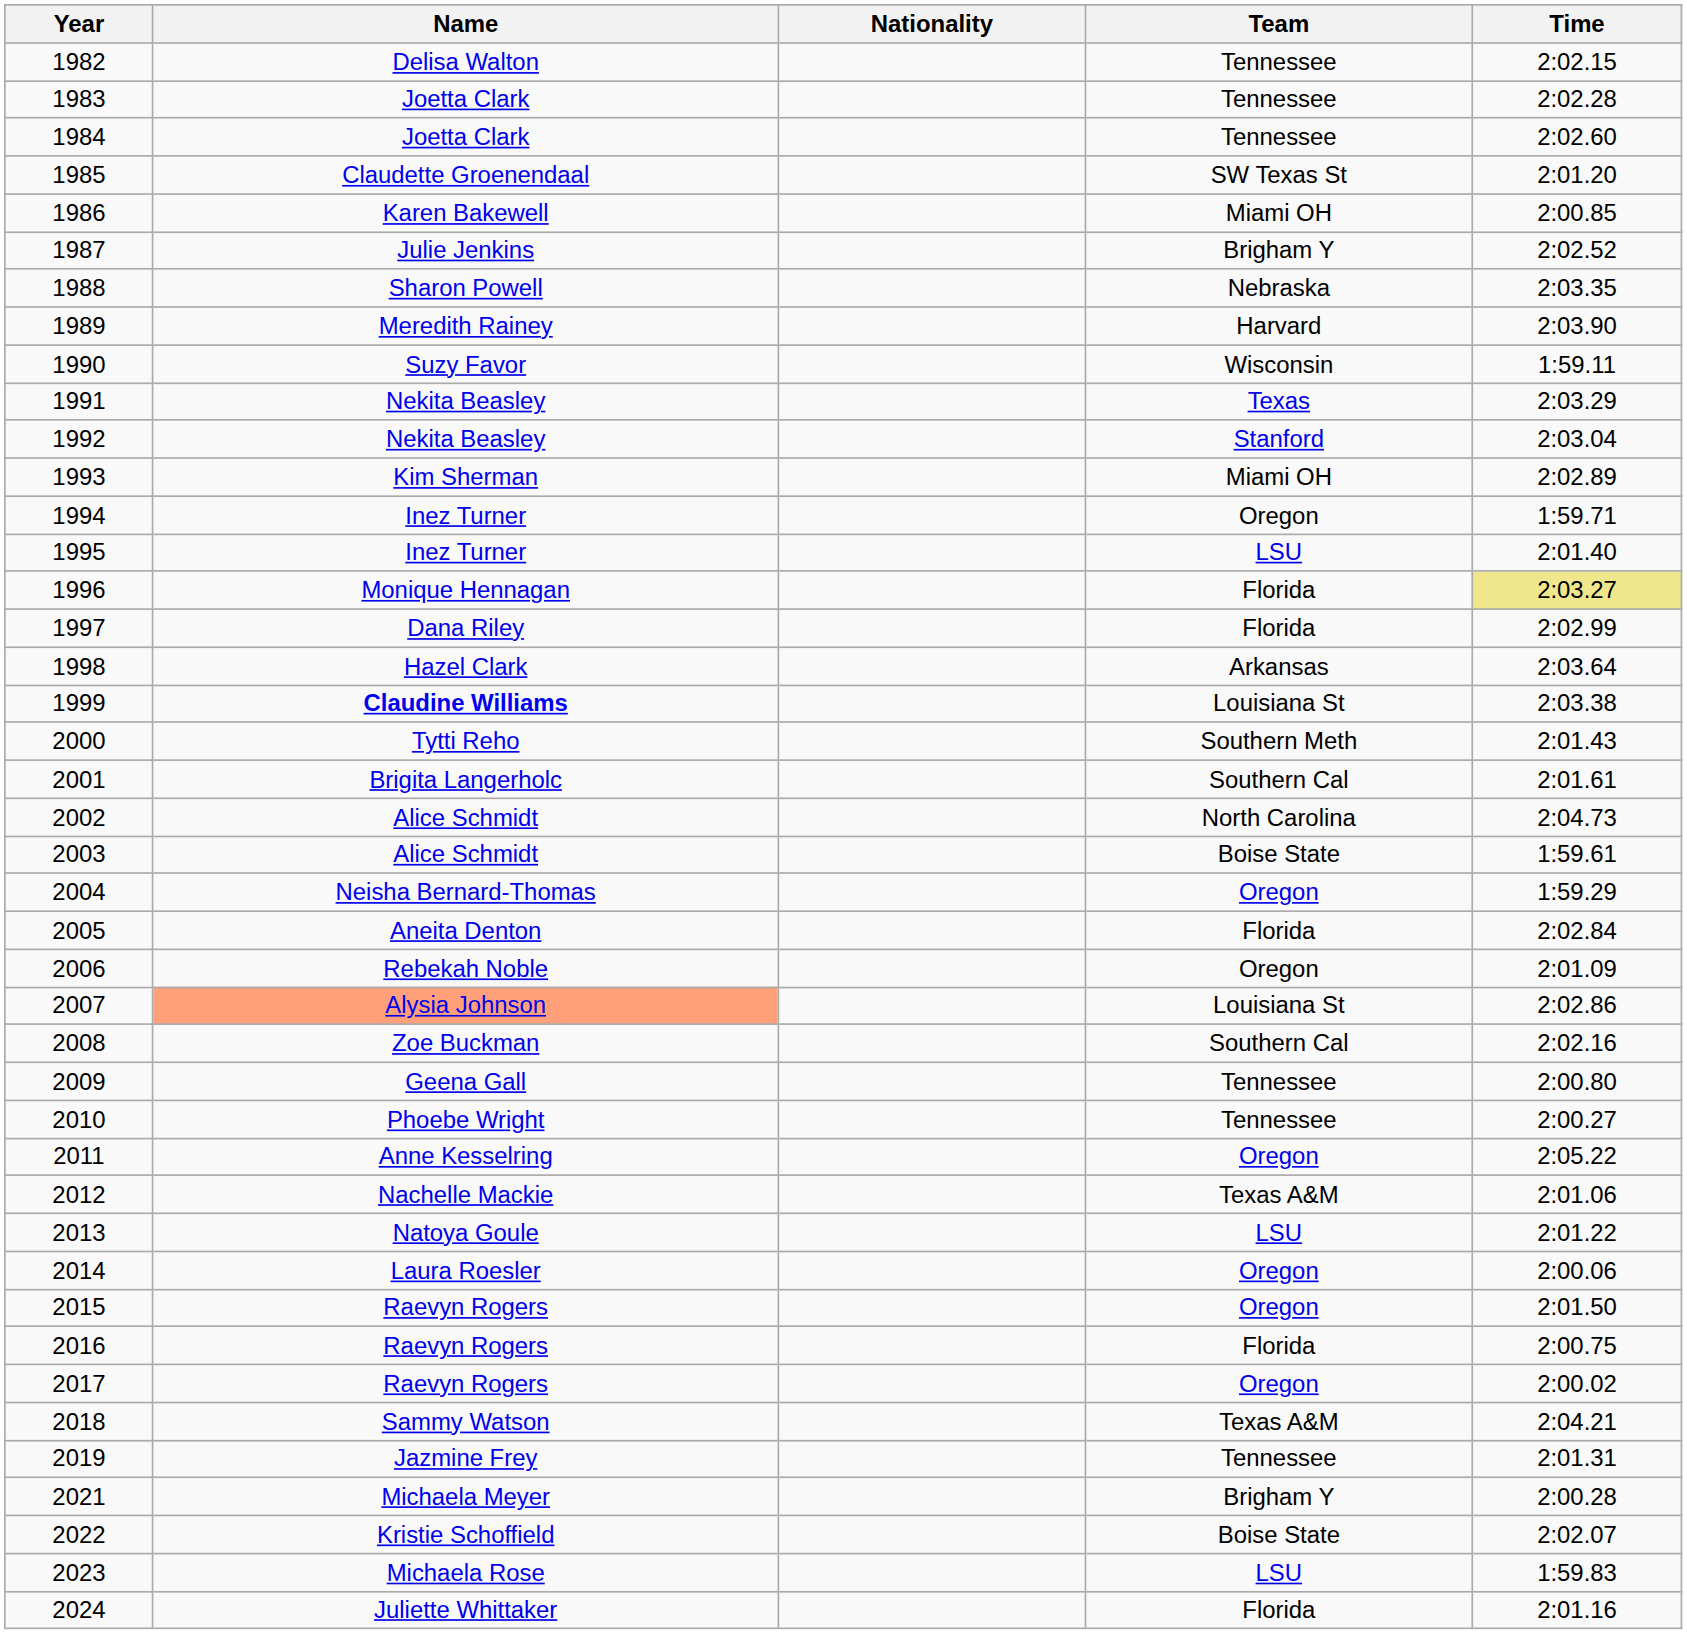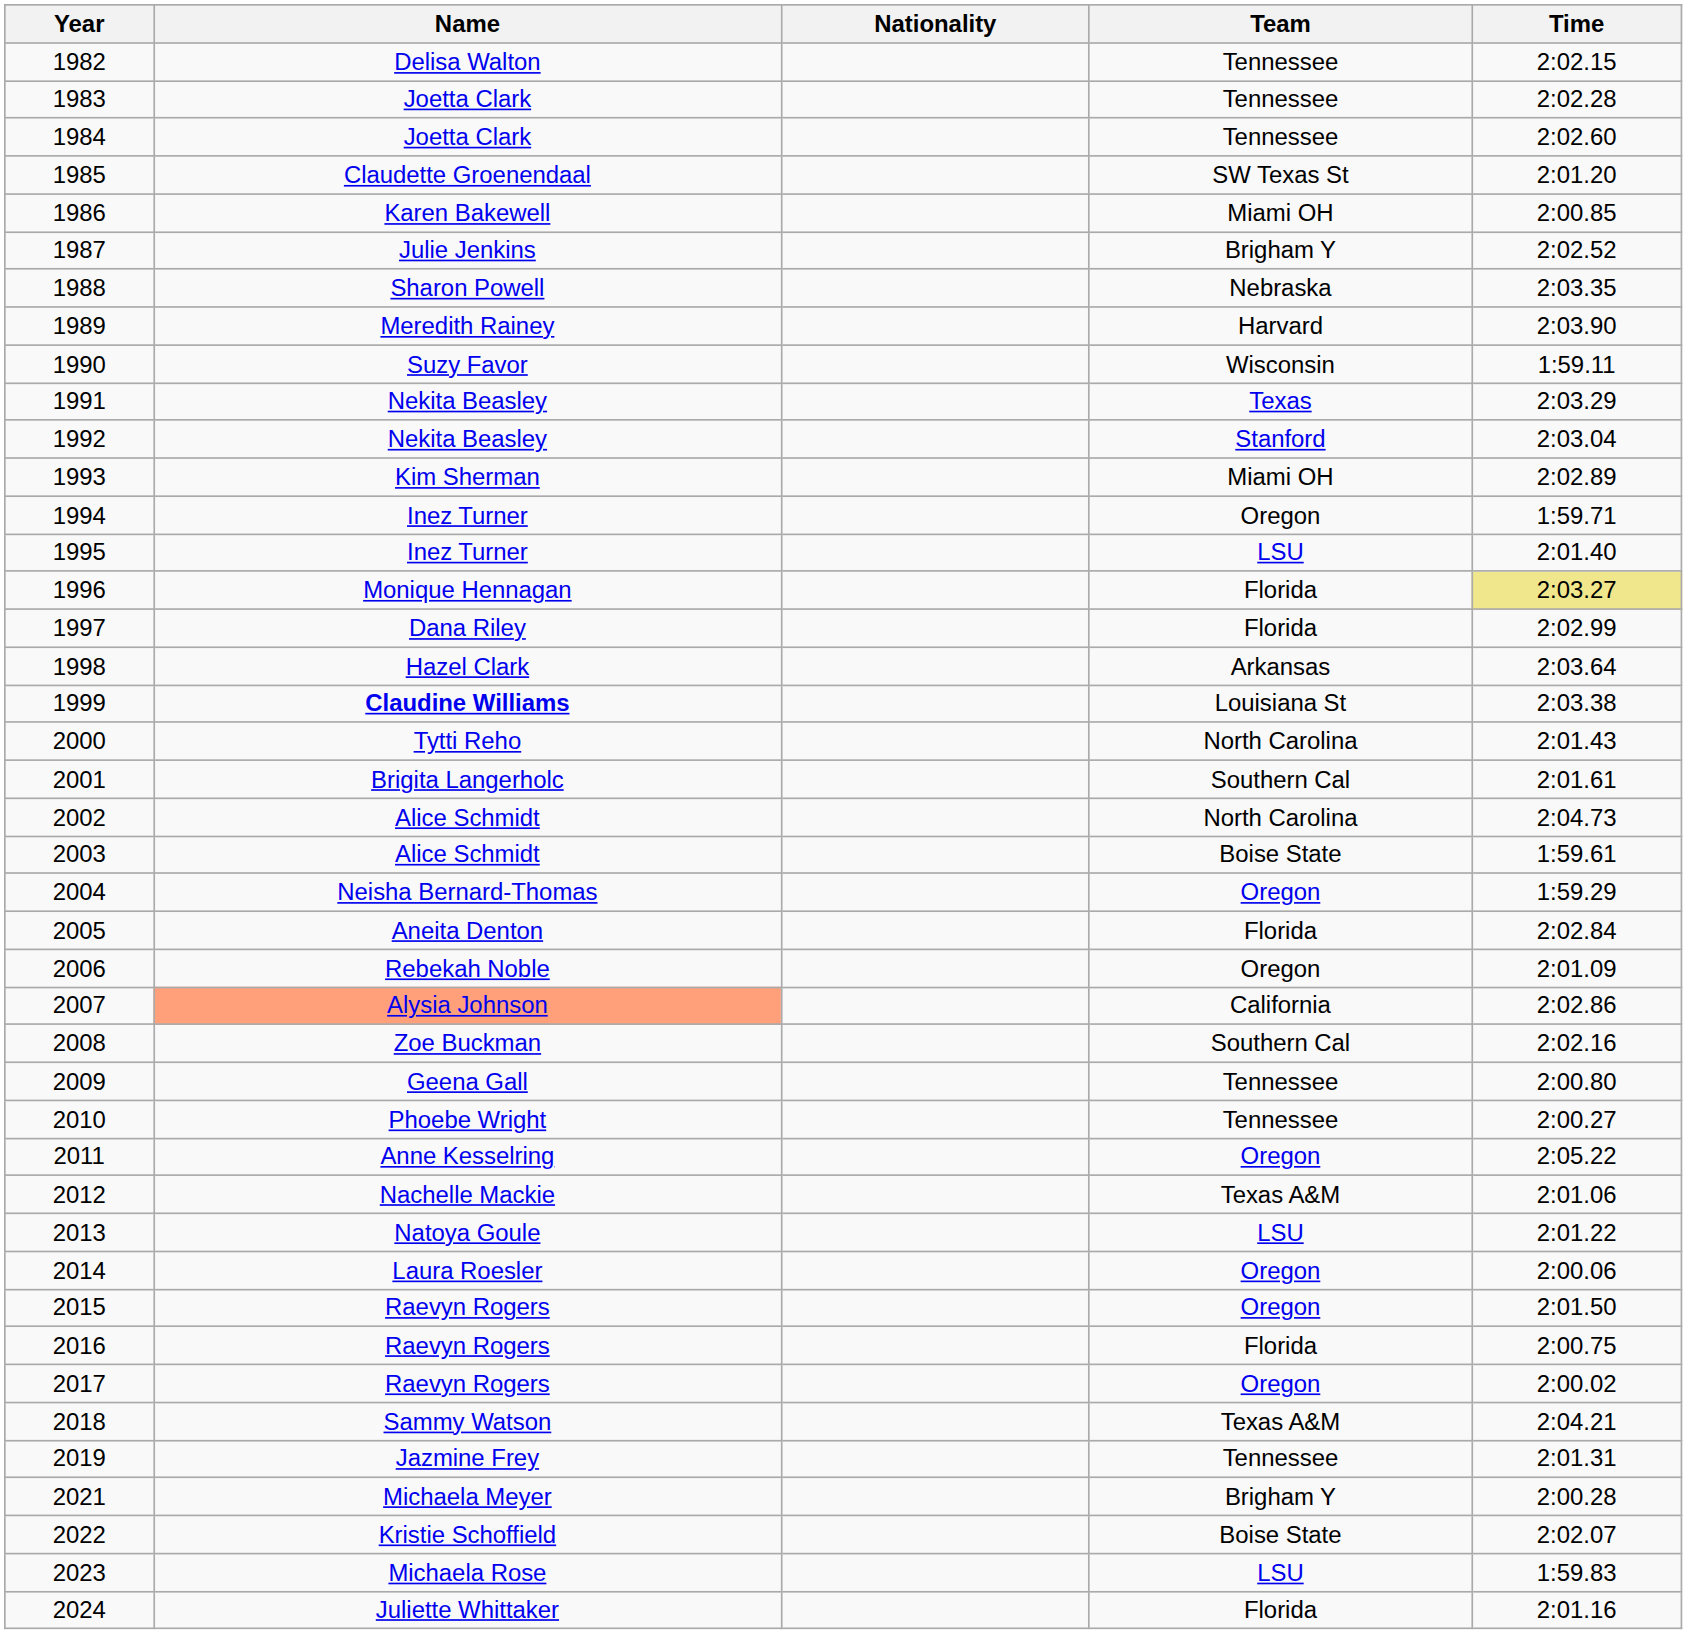(1279, 742) Southern Meth -> (1280, 742) North Carolina
(1279, 1006) Louisiana St -> (1280, 1006) California
